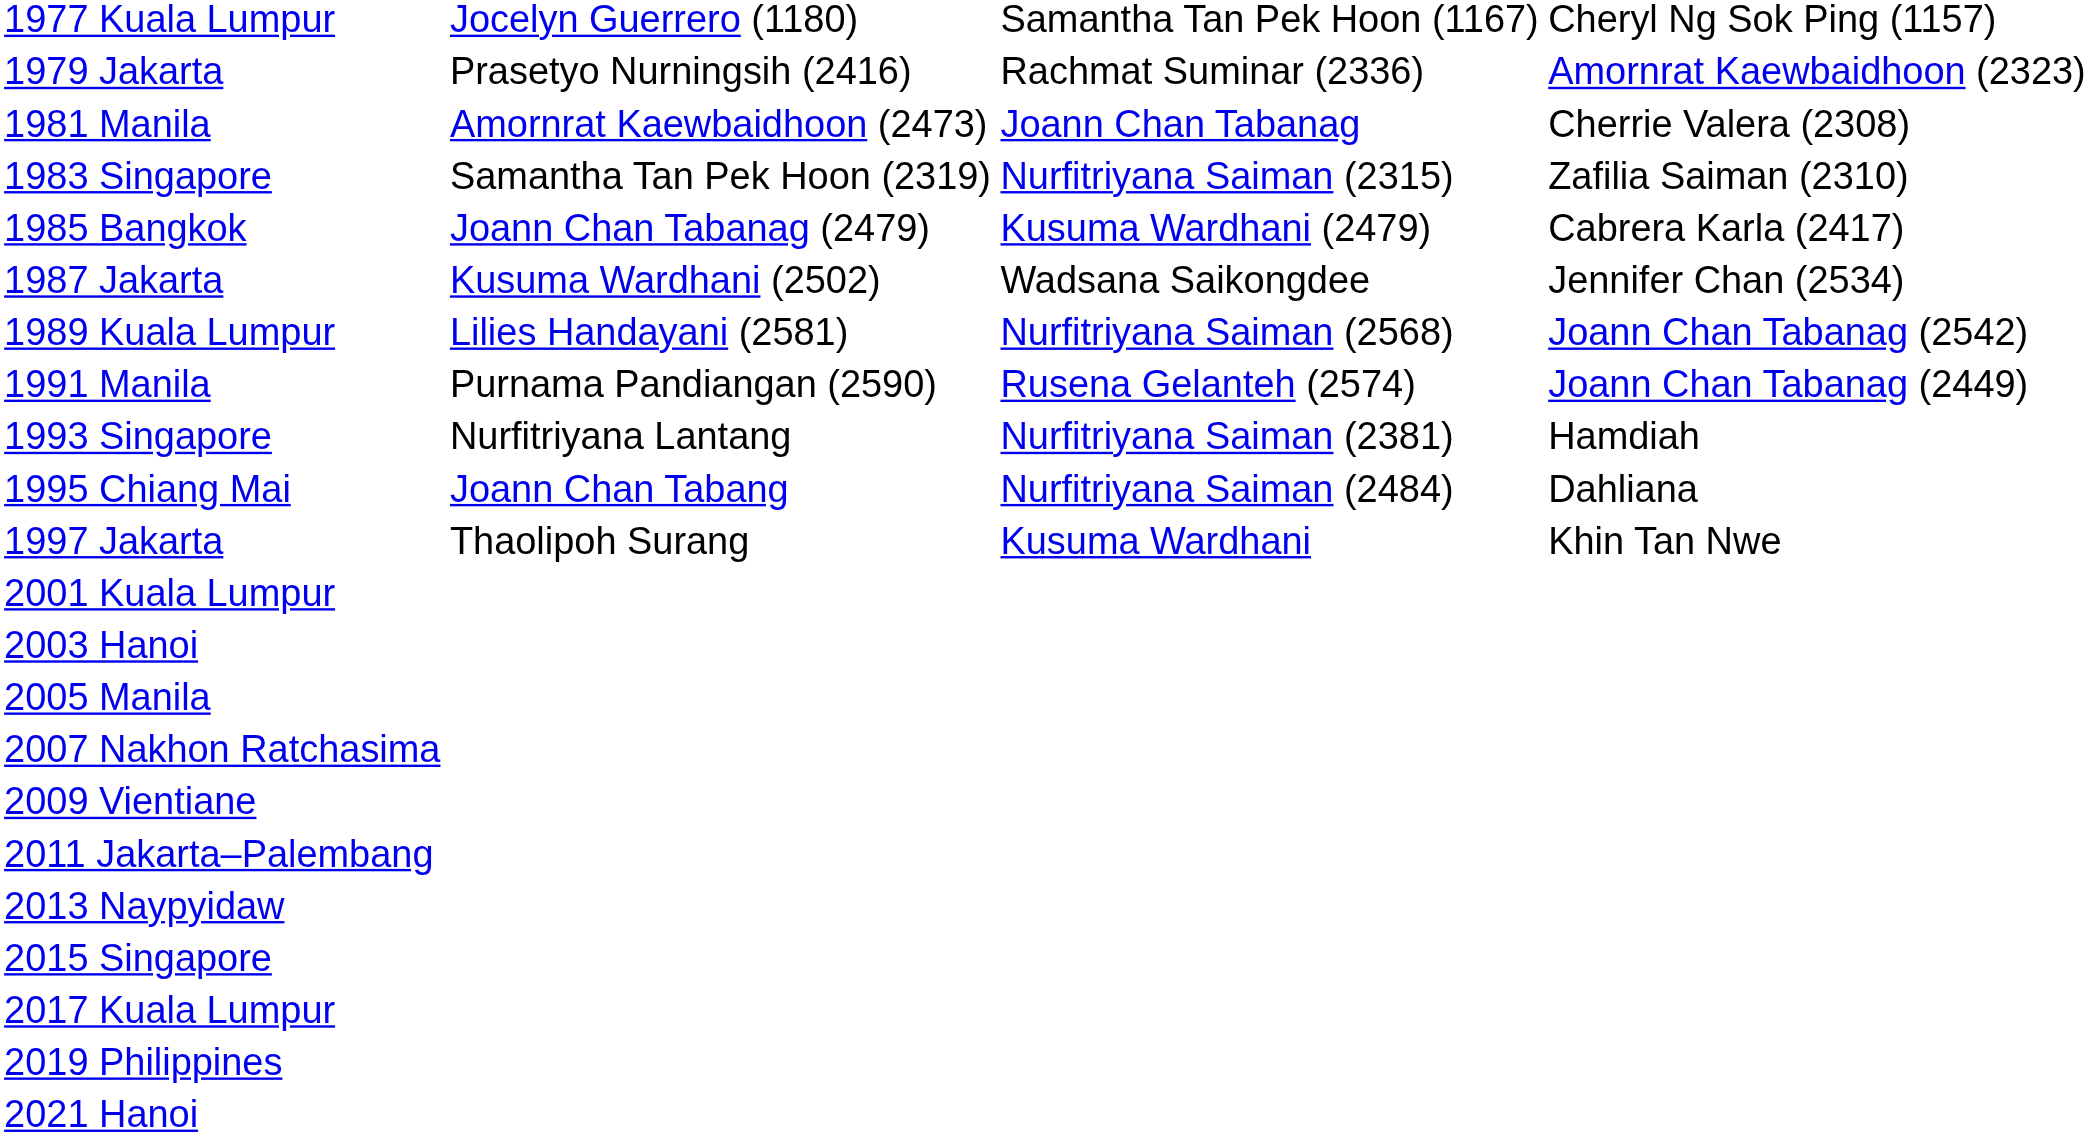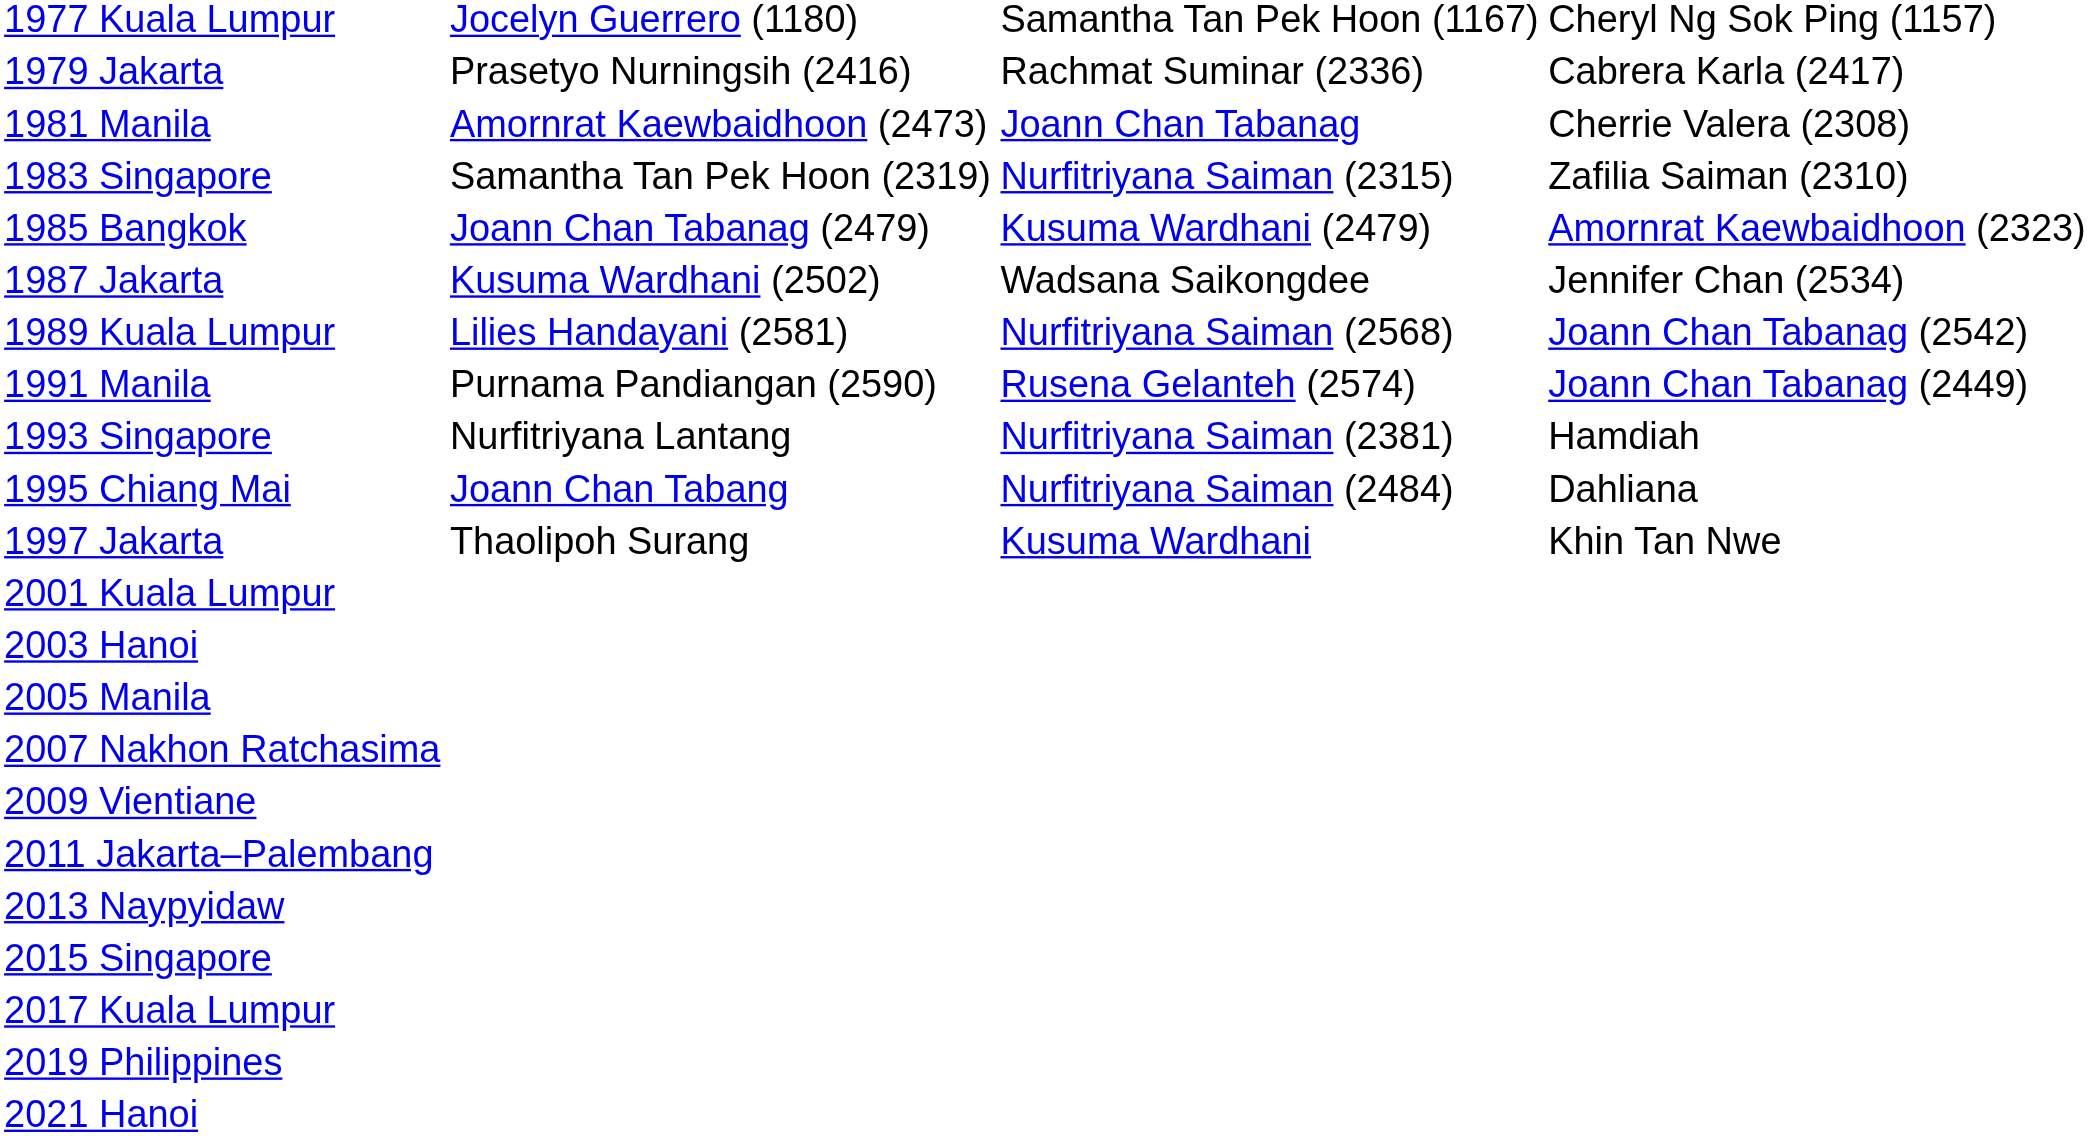(1817, 71) Amornrat Kaewbaidhoon (2323) -> (1726, 71) Cabrera Karla (2417)
(1726, 228) Cabrera Karla (2417) -> (1817, 228) Amornrat Kaewbaidhoon (2323)
